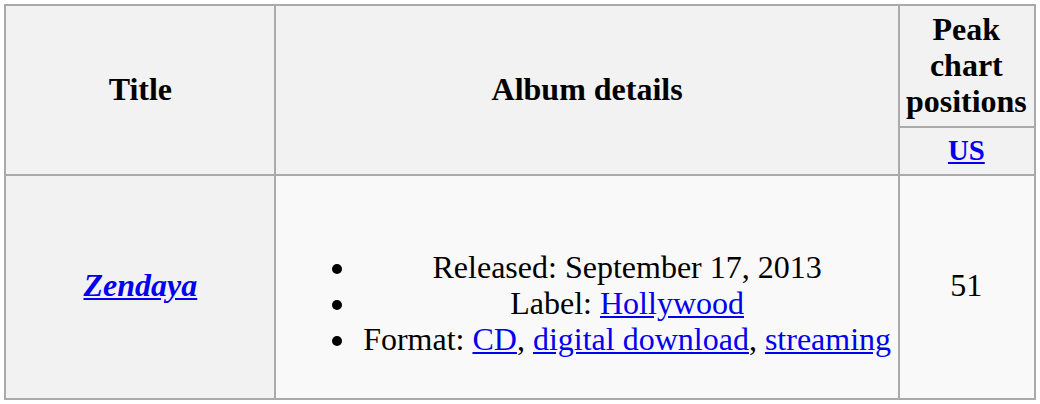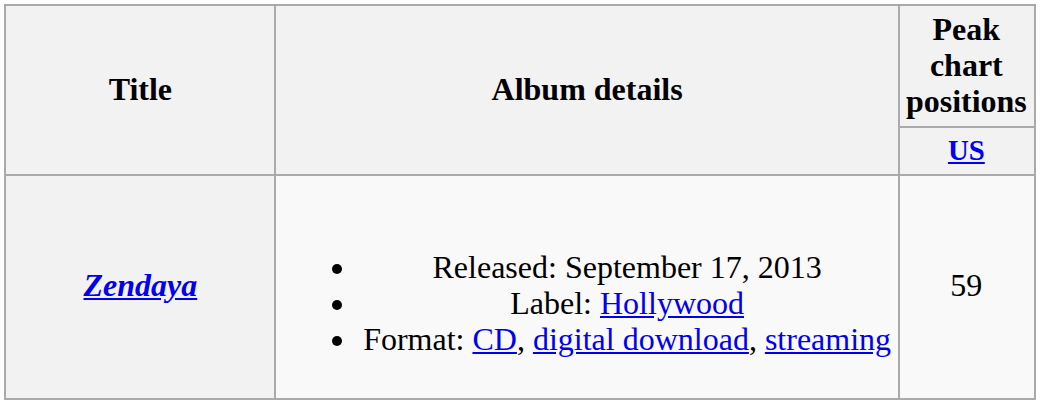(966, 286) 51 -> (966, 286) 59
